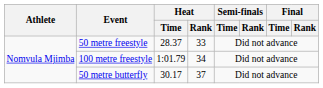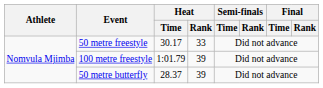(171, 44) 28.37 -> (171, 44) 30.17
(201, 59) 34 -> (201, 59) 39
(171, 75) 30.17 -> (171, 75) 28.37
(201, 75) 37 -> (201, 75) 39
